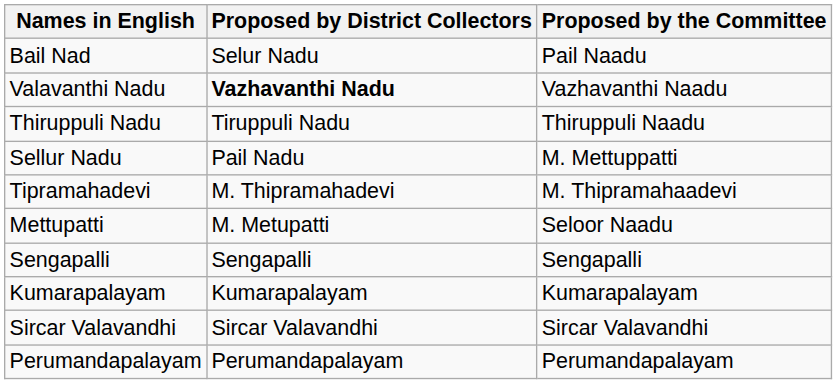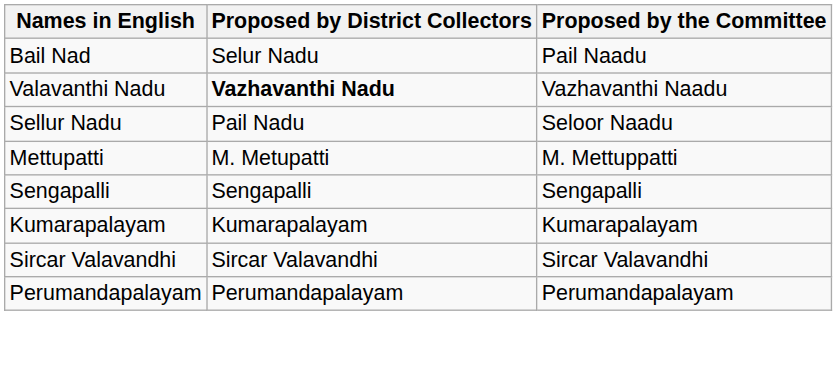- row: (85, 123)
(610, 157) M. Mettuppatti -> (607, 123) Seloor Naadu
- row: (80, 191)
(607, 225) Seloor Naadu -> (610, 157) M. Mettuppatti
